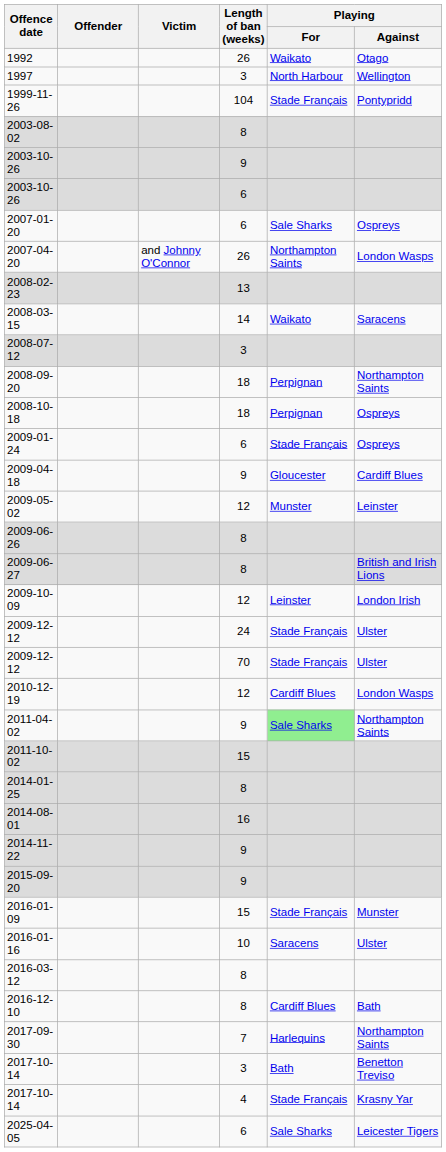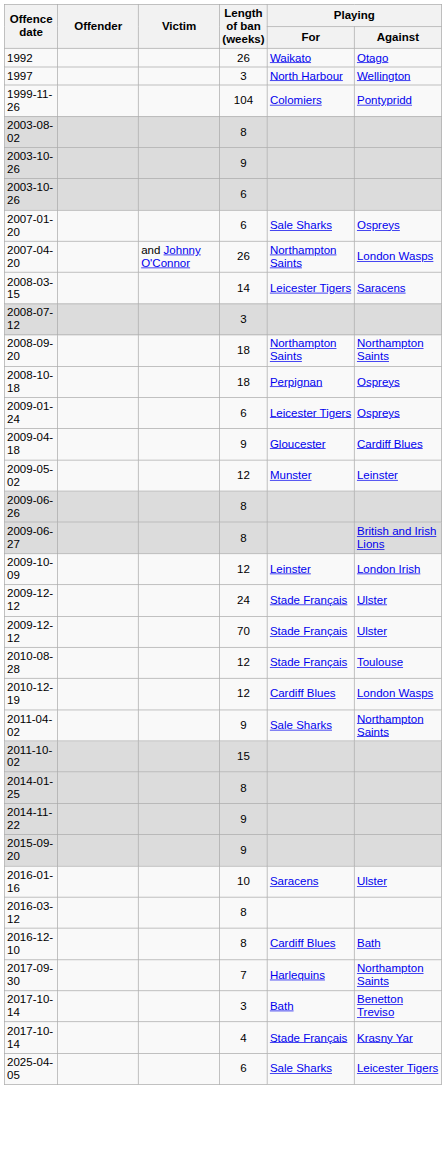(309, 100) Stade Français -> (296, 100) Colomiers
- row: (30, 288)
(290, 319) Waikato -> (311, 288) Leicester Tigers
(296, 381) Perpignan -> (303, 350) Northampton Saints
(309, 444) Stade Français -> (311, 413) Leicester Tigers
+ row: (30, 662)
(301, 725) lightgreen background -> (301, 725) no background
- row: (30, 819)
- row: (30, 912)
